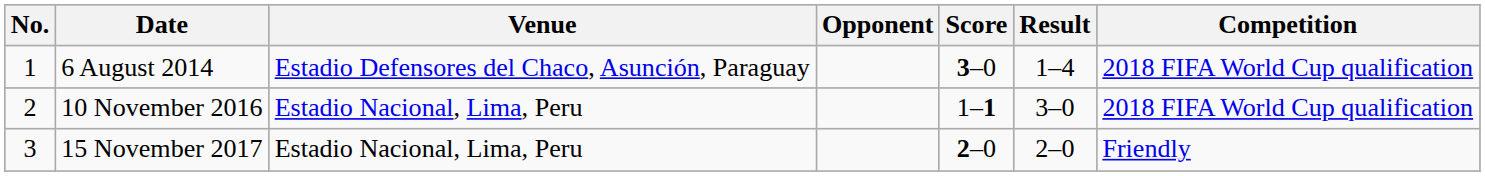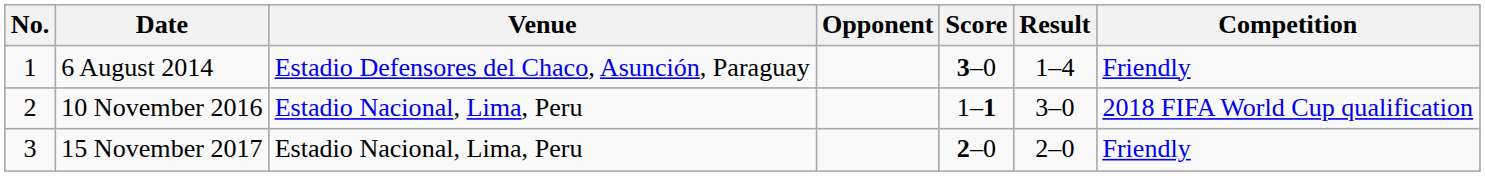(1288, 66) 2018 FIFA World Cup qualification -> (1147, 66) Friendly
